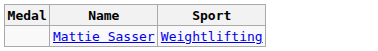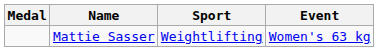+ column: (320, 15)
